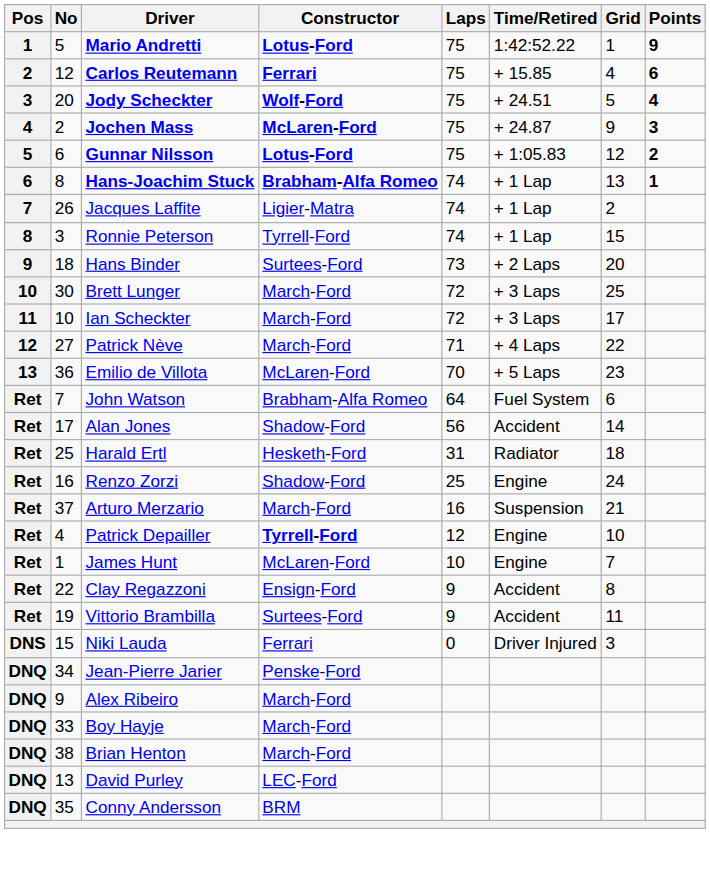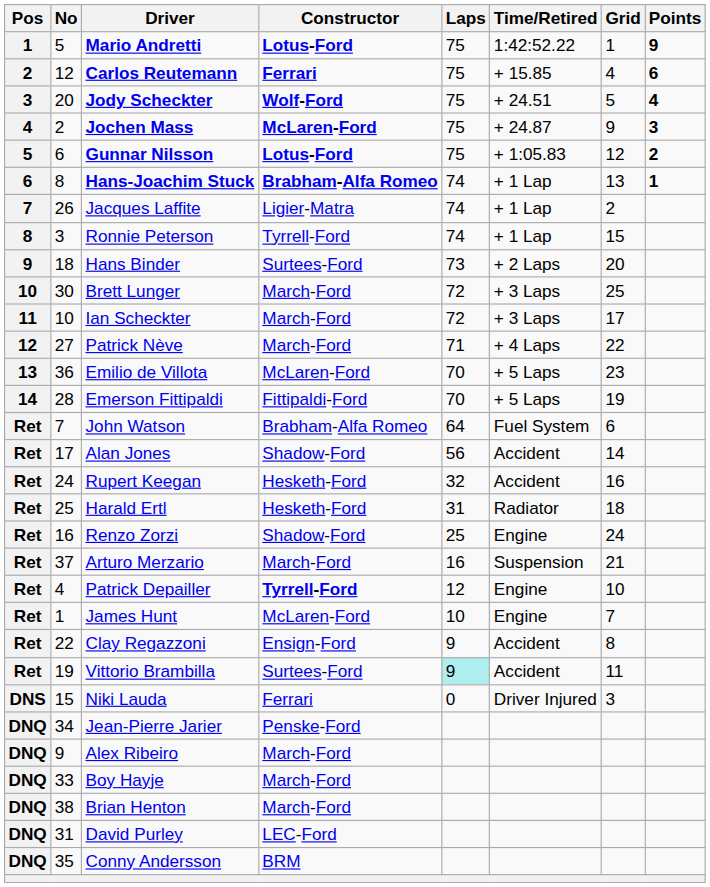+ row: (154, 399)
+ row: (143, 481)
(451, 617) no background -> (451, 671) paleturquoise background
(64, 780) 13 -> (64, 834) 31
